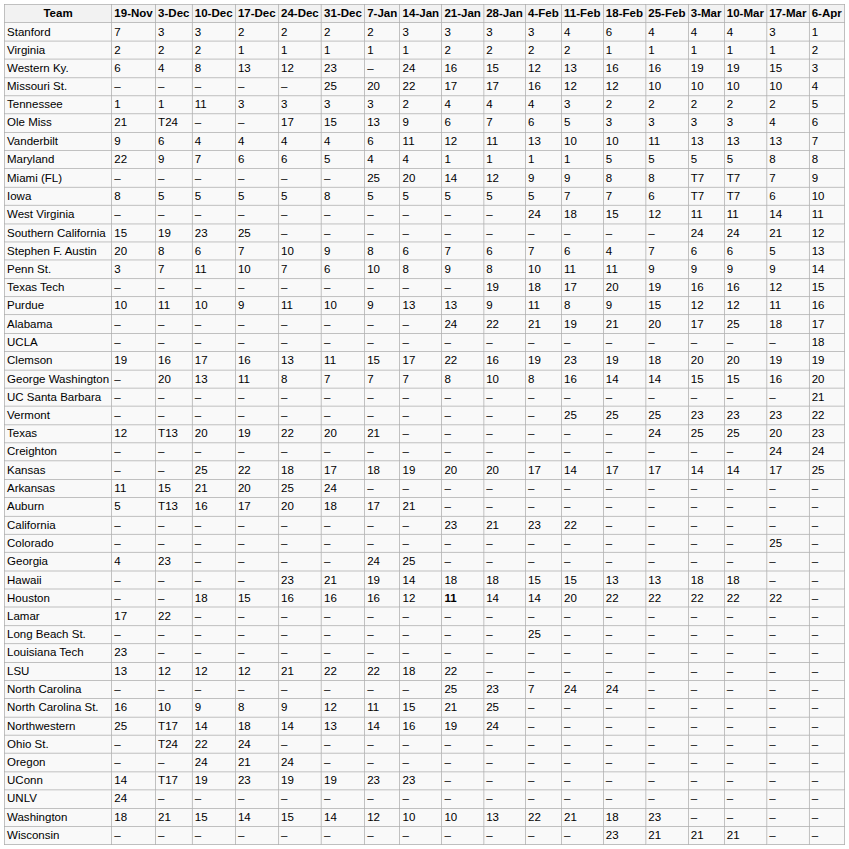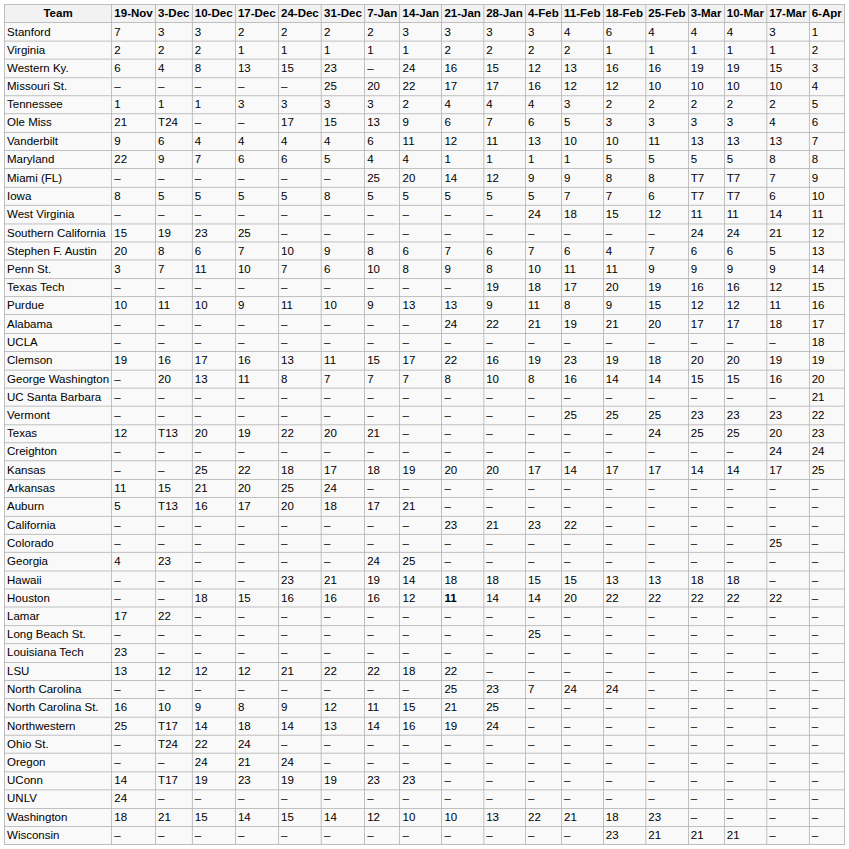(287, 68) 12 -> (287, 68) 15
(201, 104) 11 -> (198, 104) 1
(733, 324) 25 -> (733, 324) 17
